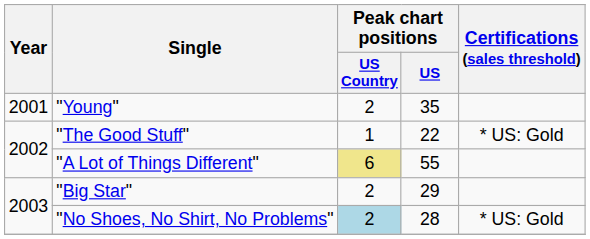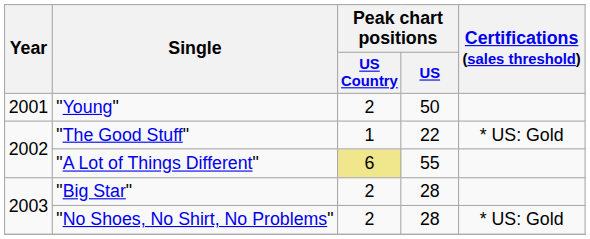(430, 107) 35 -> (430, 107) 50
(430, 191) 29 -> (430, 191) 28
(369, 219) lightblue background -> (369, 219) no background
